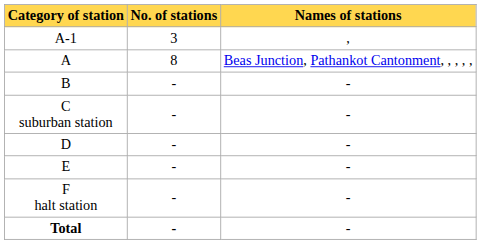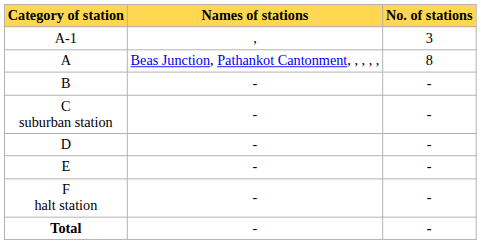columns swapped: (174, 15) <-> (348, 15)
